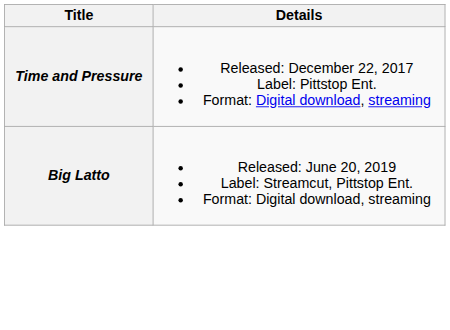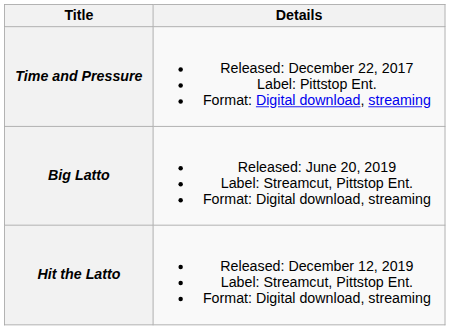+ row: (79, 274)
